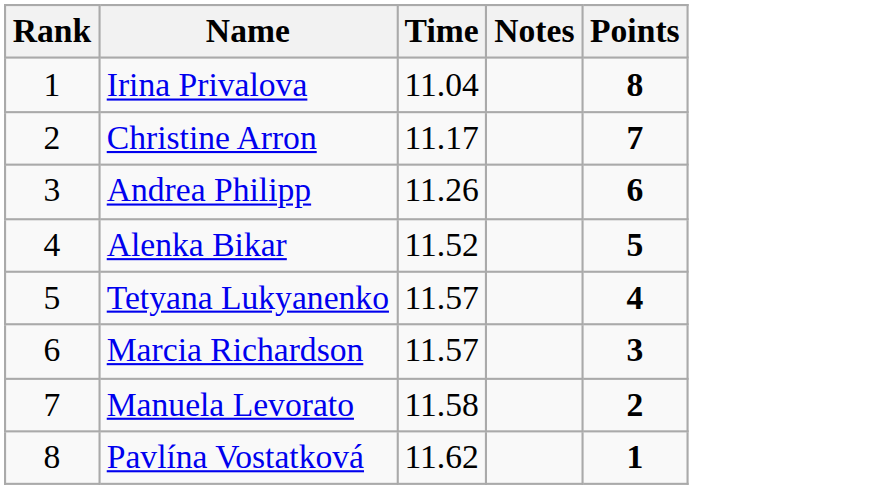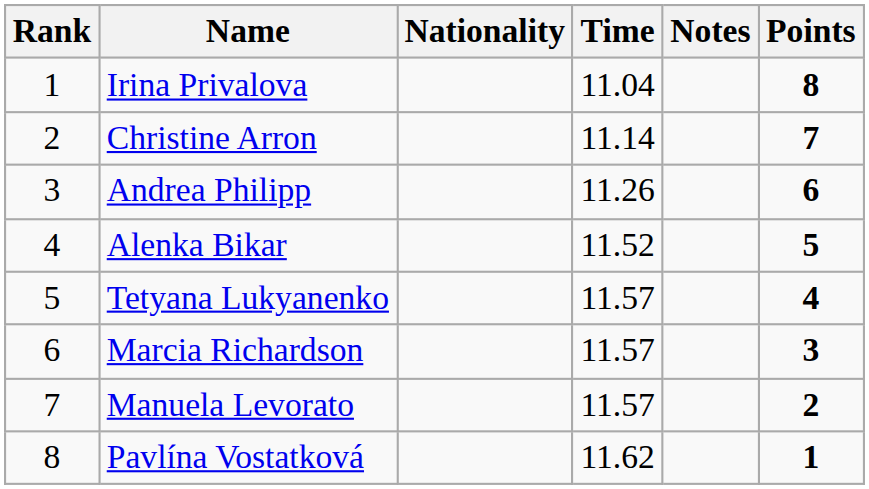+ column: (485, 31)
(442, 137) 11.17 -> (618, 137) 11.14
(442, 404) 11.58 -> (618, 404) 11.57
